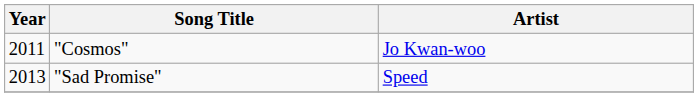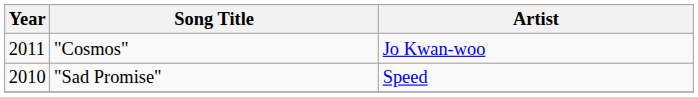(27, 77) 2013 -> (27, 77) 2010
